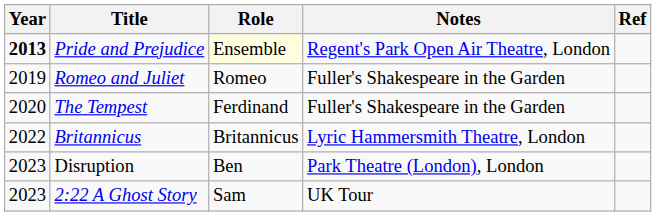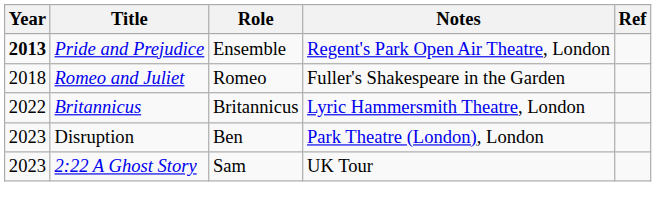(250, 48) lightyellow background -> (250, 48) no background
(27, 78) 2019 -> (27, 78) 2018
- row: (101, 107)
